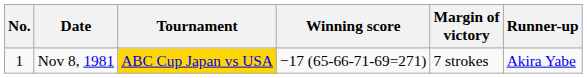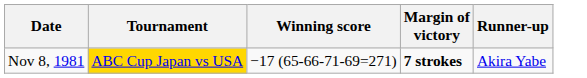- column: (19, 26)
(461, 60) normal -> (433, 60) bold
